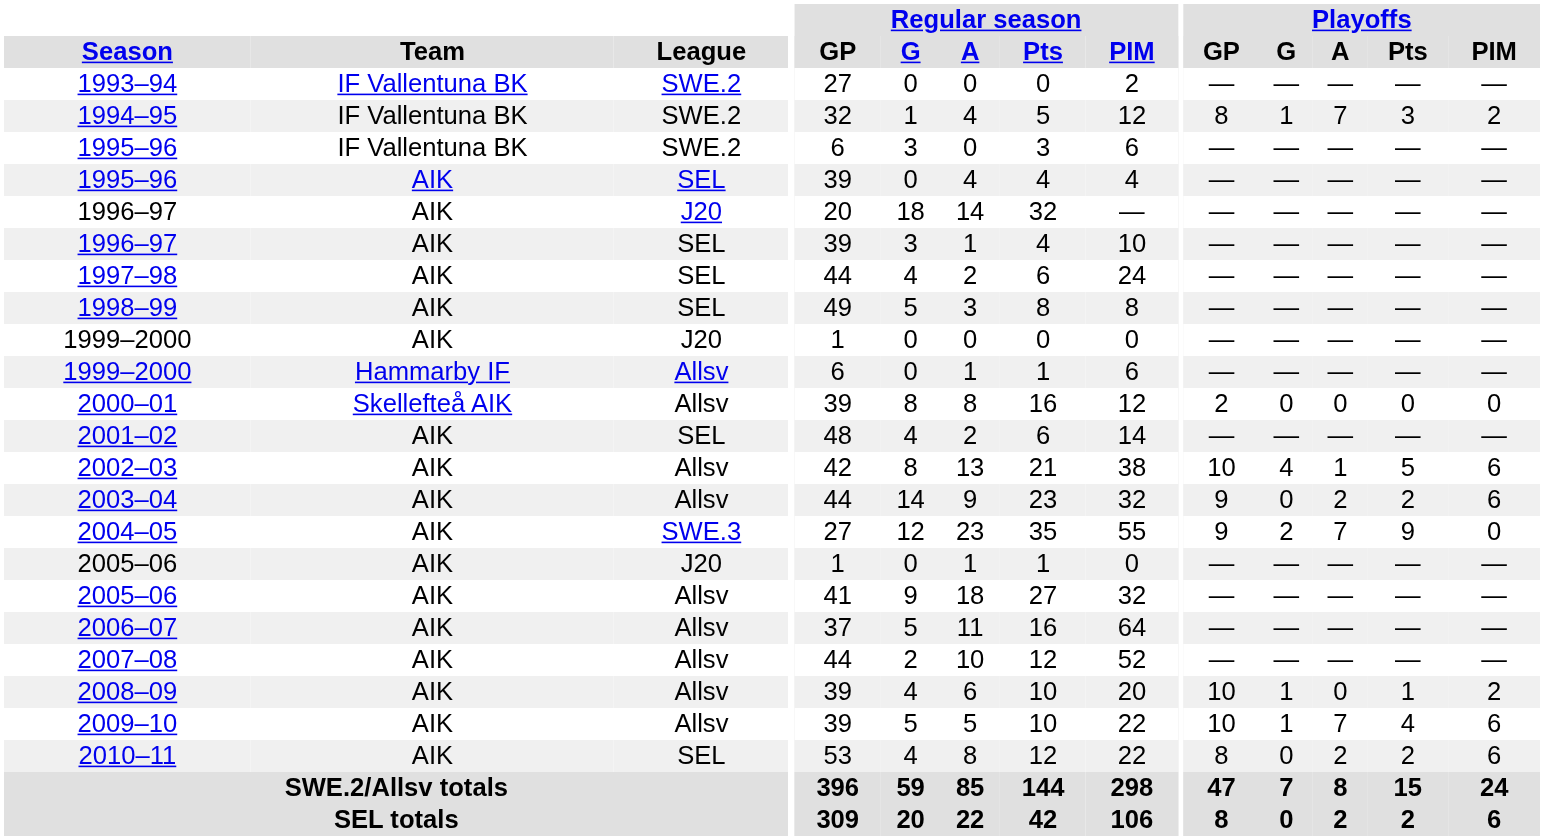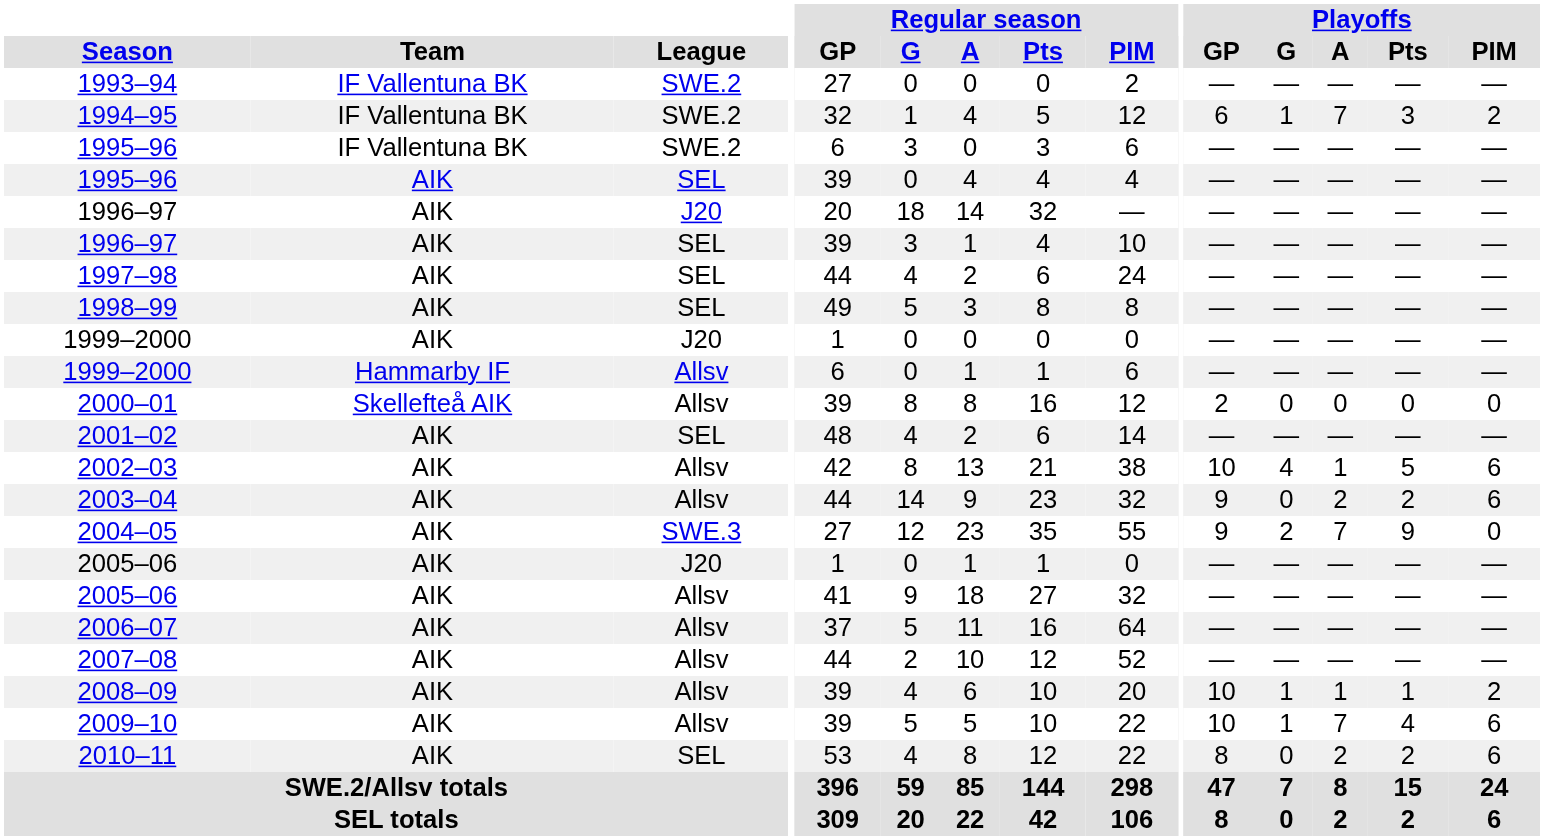(1221, 115) 8 -> (1221, 115) 6
(1340, 691) 0 -> (1340, 691) 1
